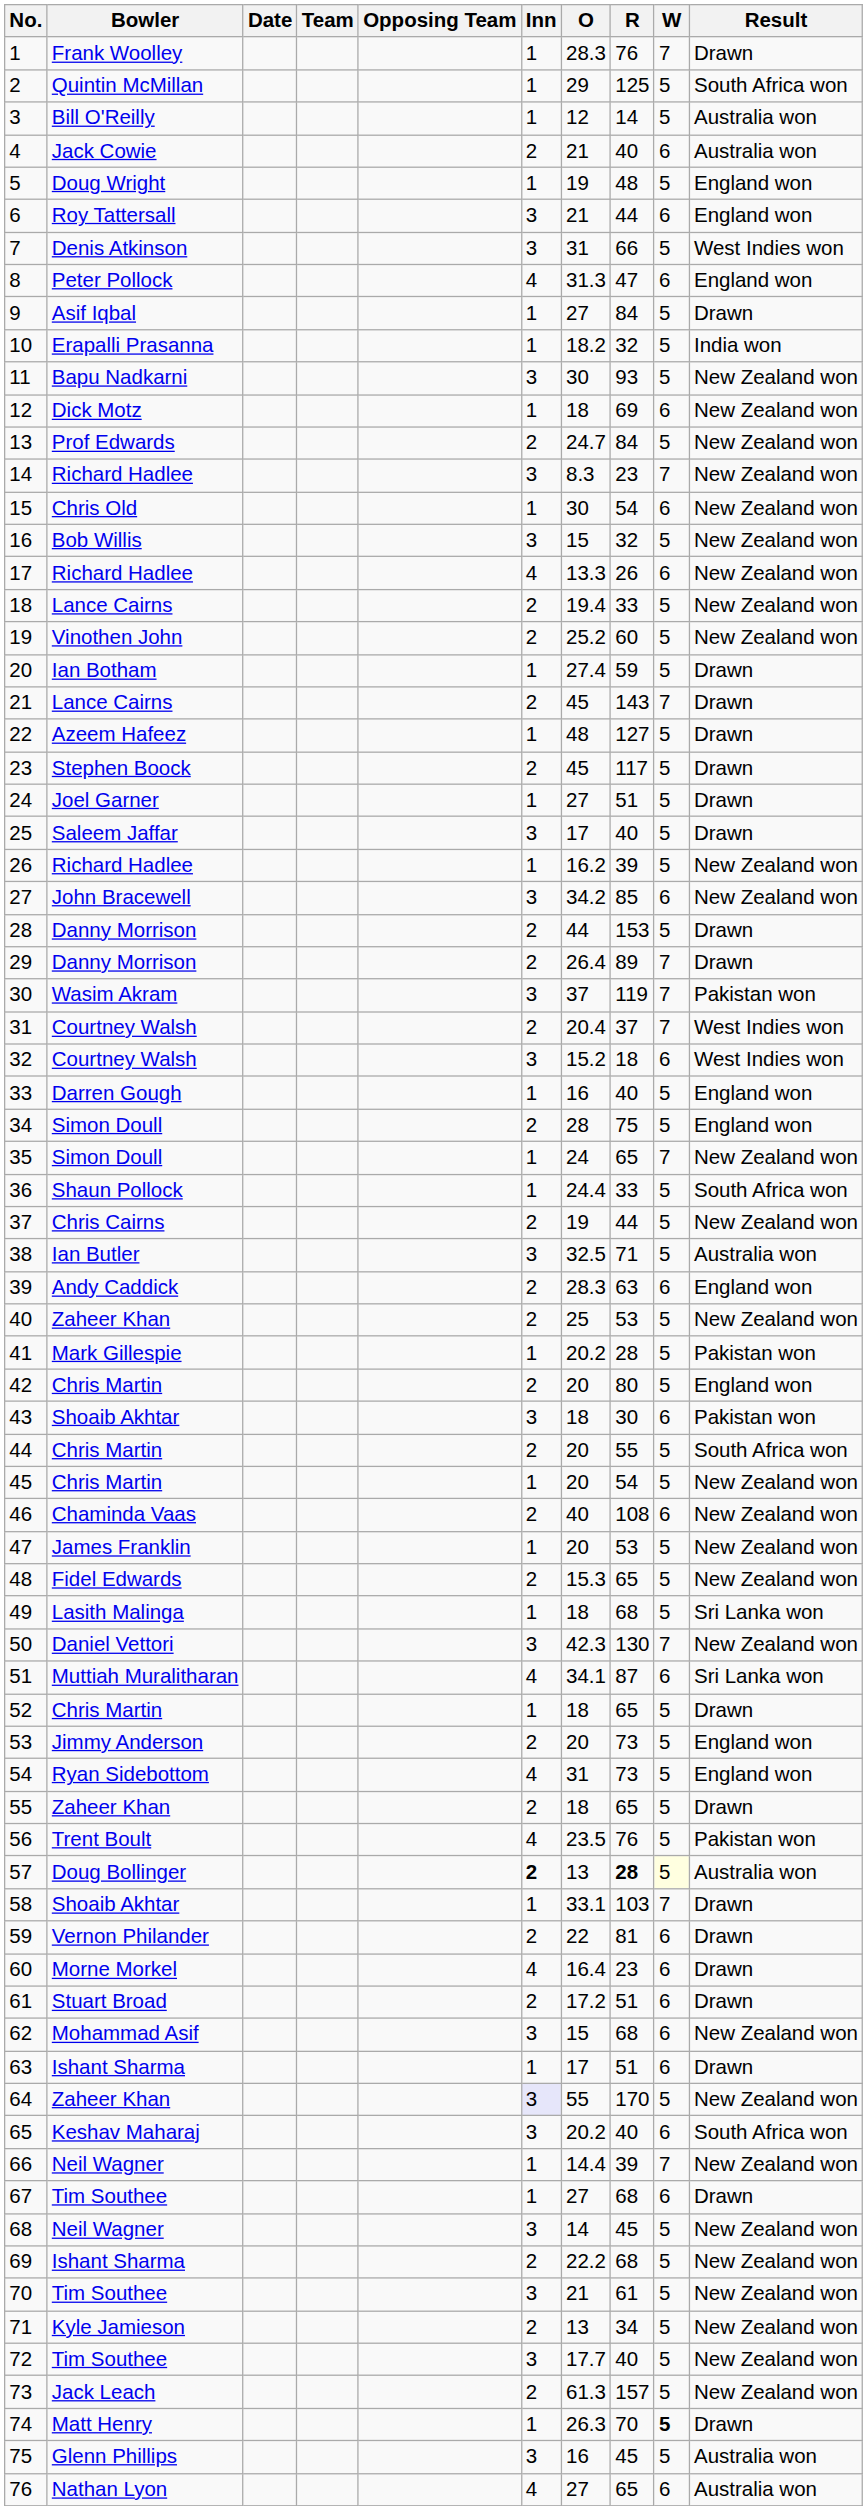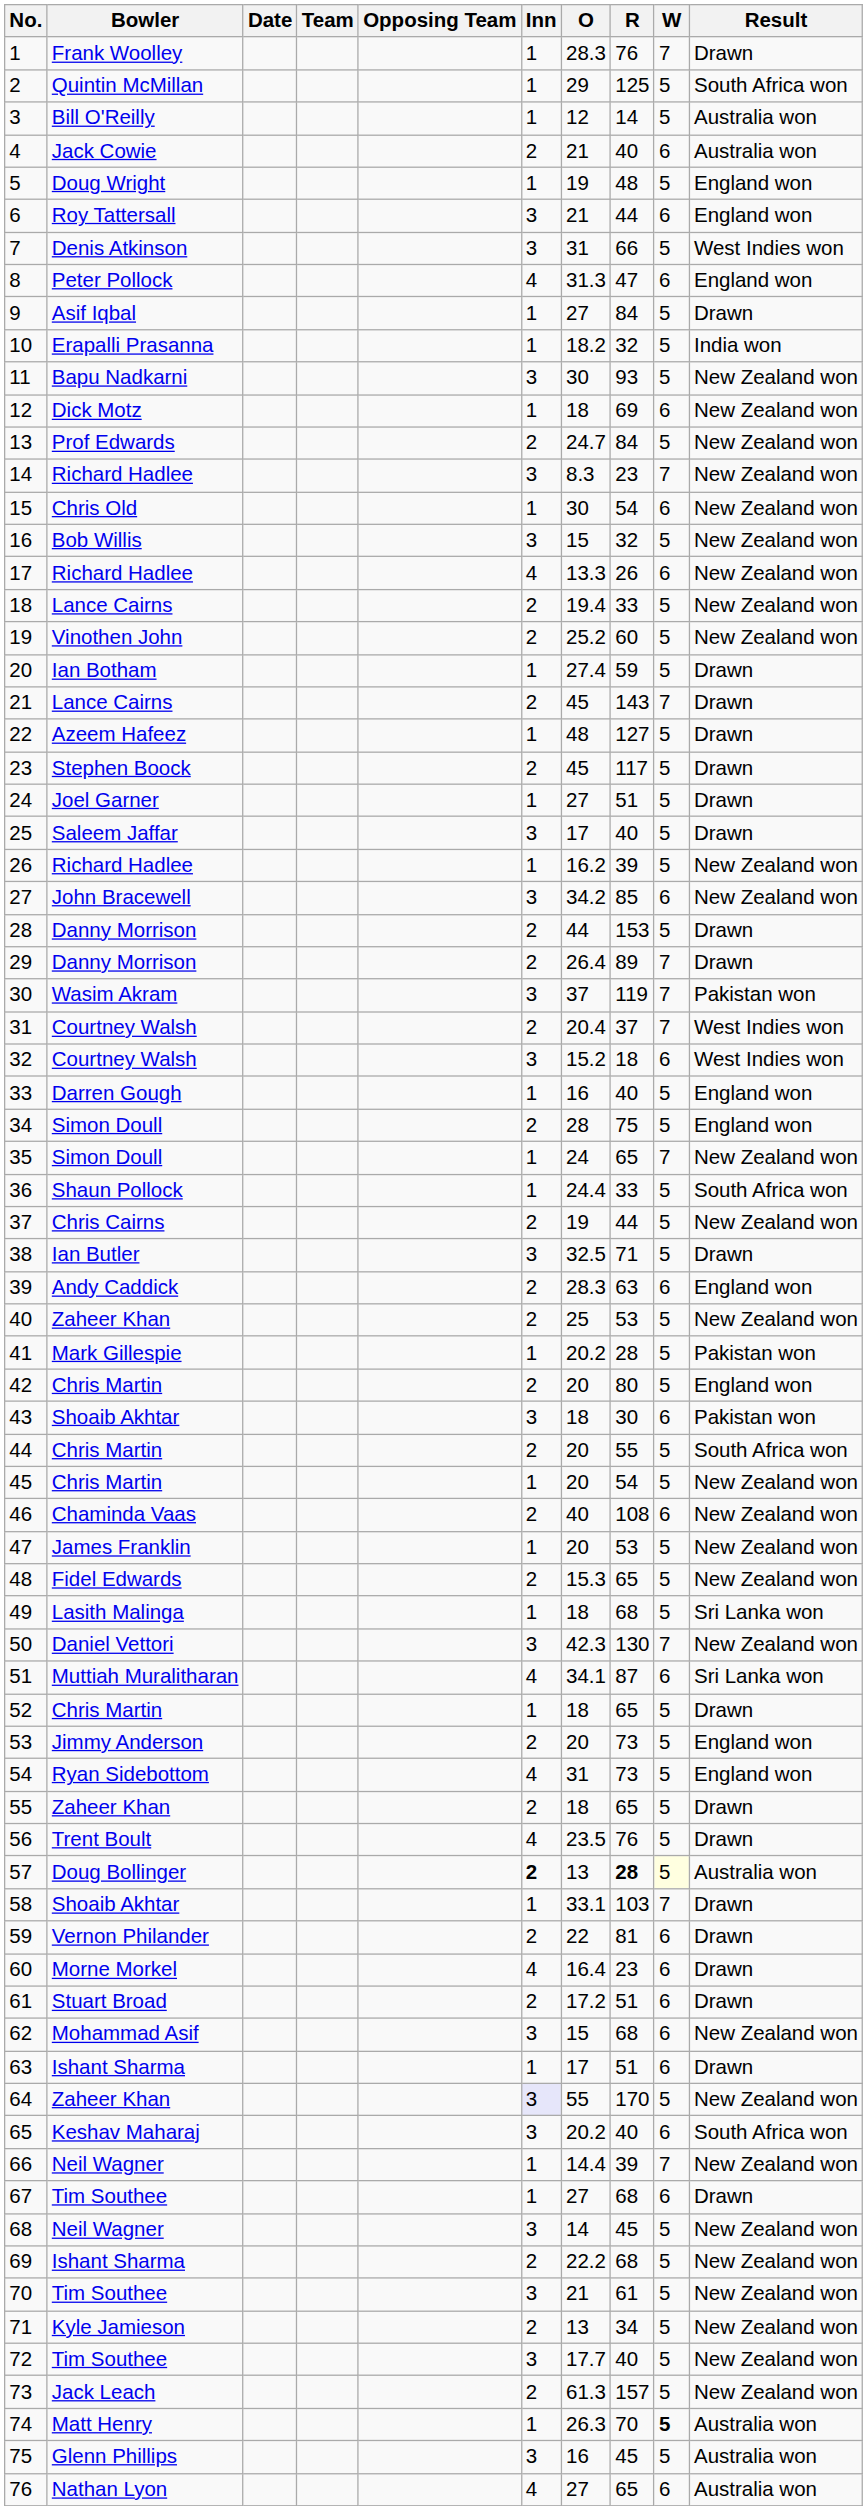(755, 1254) Australia won -> (724, 1254) Drawn
(755, 1839) Pakistan won -> (724, 1839) Drawn
(724, 2424) Drawn -> (755, 2424) Australia won
